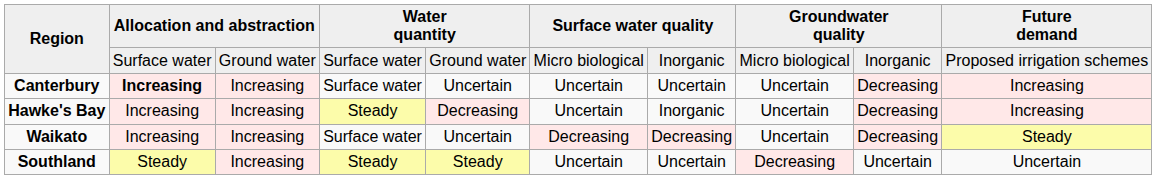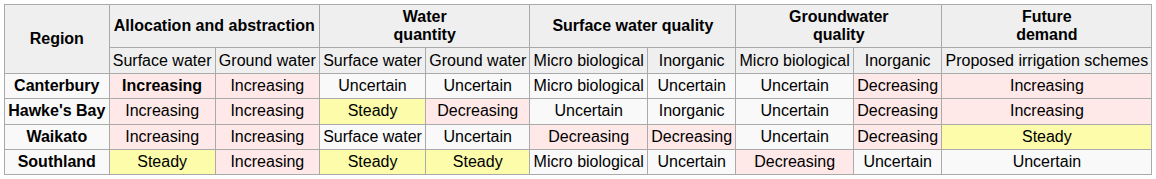(373, 85) Surface water -> (373, 85) Uncertain
(589, 85) Uncertain -> (589, 85) Micro biological
(589, 162) Uncertain -> (589, 162) Micro biological
